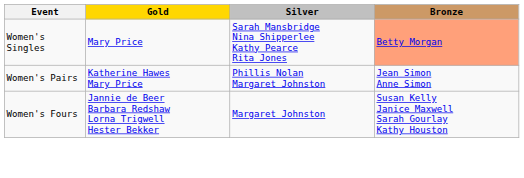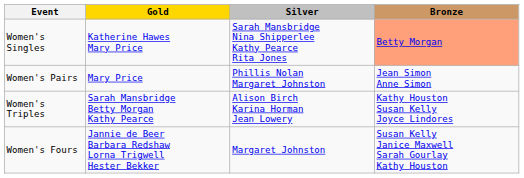(115, 42) Mary Price -> (129, 42) Katherine Hawes Mary Price
(129, 78) Katherine Hawes Mary Price -> (115, 78) Mary Price
+ row: (26, 109)
